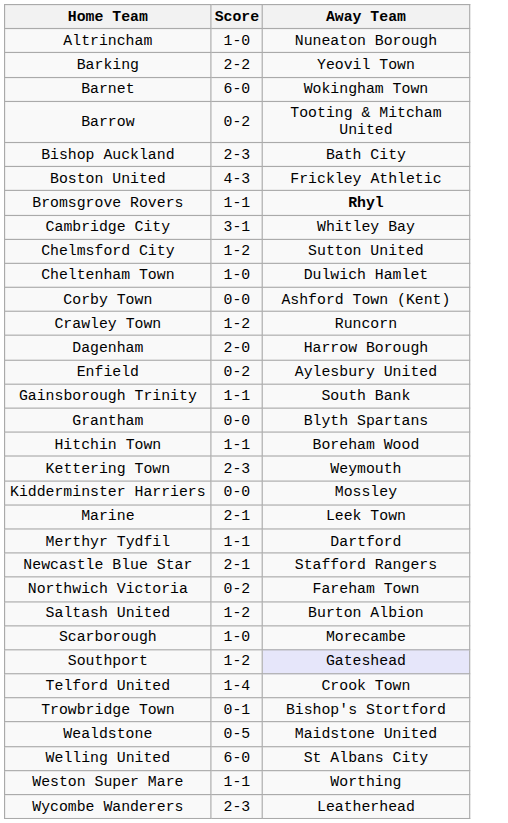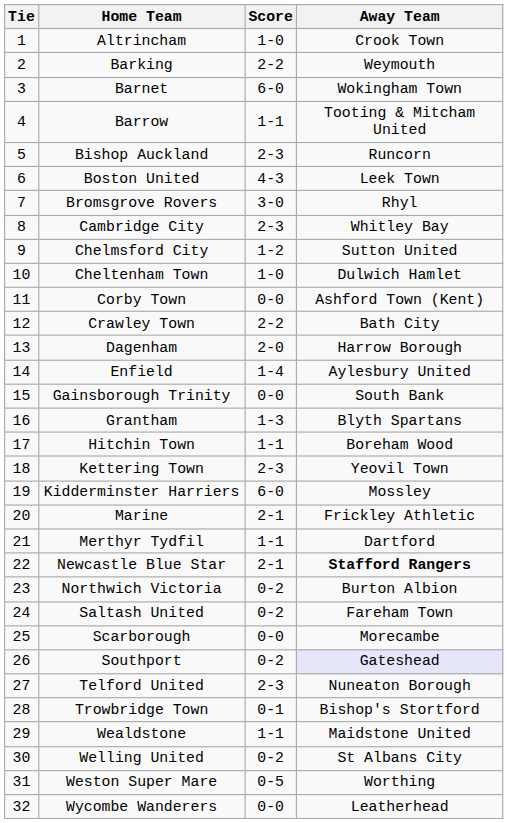+ column: (21, 17)
(366, 41) Nuneaton Borough -> (400, 41) Crook Town
(366, 65) Yeovil Town -> (400, 65) Weymouth
(237, 122) 0-2 -> (271, 122) 1-1
(366, 155) Bath City -> (400, 155) Runcorn
(366, 179) Frickley Athletic -> (400, 179) Leek Town
(237, 203) 1-1 -> (271, 203) 3-0
(366, 203) bold -> (400, 203) normal
(237, 227) 3-1 -> (271, 227) 2-3
(237, 324) 1-2 -> (271, 324) 2-2
(366, 324) Runcorn -> (400, 324) Bath City
(237, 372) 0-2 -> (271, 372) 1-4
(237, 396) 1-1 -> (271, 396) 0-0
(237, 420) 0-0 -> (271, 420) 1-3
(366, 469) Weymouth -> (400, 469) Yeovil Town
(237, 493) 0-0 -> (271, 493) 6-0
(366, 517) Leek Town -> (400, 517) Frickley Athletic
(366, 565) normal -> (400, 565) bold
(366, 589) Fareham Town -> (400, 589) Burton Albion
(237, 613) 1-2 -> (271, 613) 0-2
(366, 613) Burton Albion -> (400, 613) Fareham Town
(237, 638) 1-0 -> (271, 638) 0-0
(237, 662) 1-2 -> (271, 662) 0-2
(237, 686) 1-4 -> (271, 686) 2-3
(366, 686) Crook Town -> (400, 686) Nuneaton Borough
(237, 734) 0-5 -> (271, 734) 1-1
(237, 758) 6-0 -> (271, 758) 0-2
(237, 783) 1-1 -> (271, 783) 0-5
(237, 807) 2-3 -> (271, 807) 0-0
